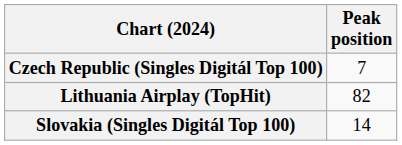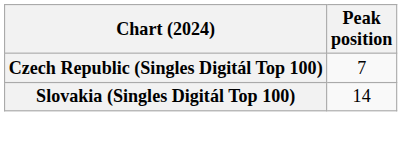- row: (166, 96)
